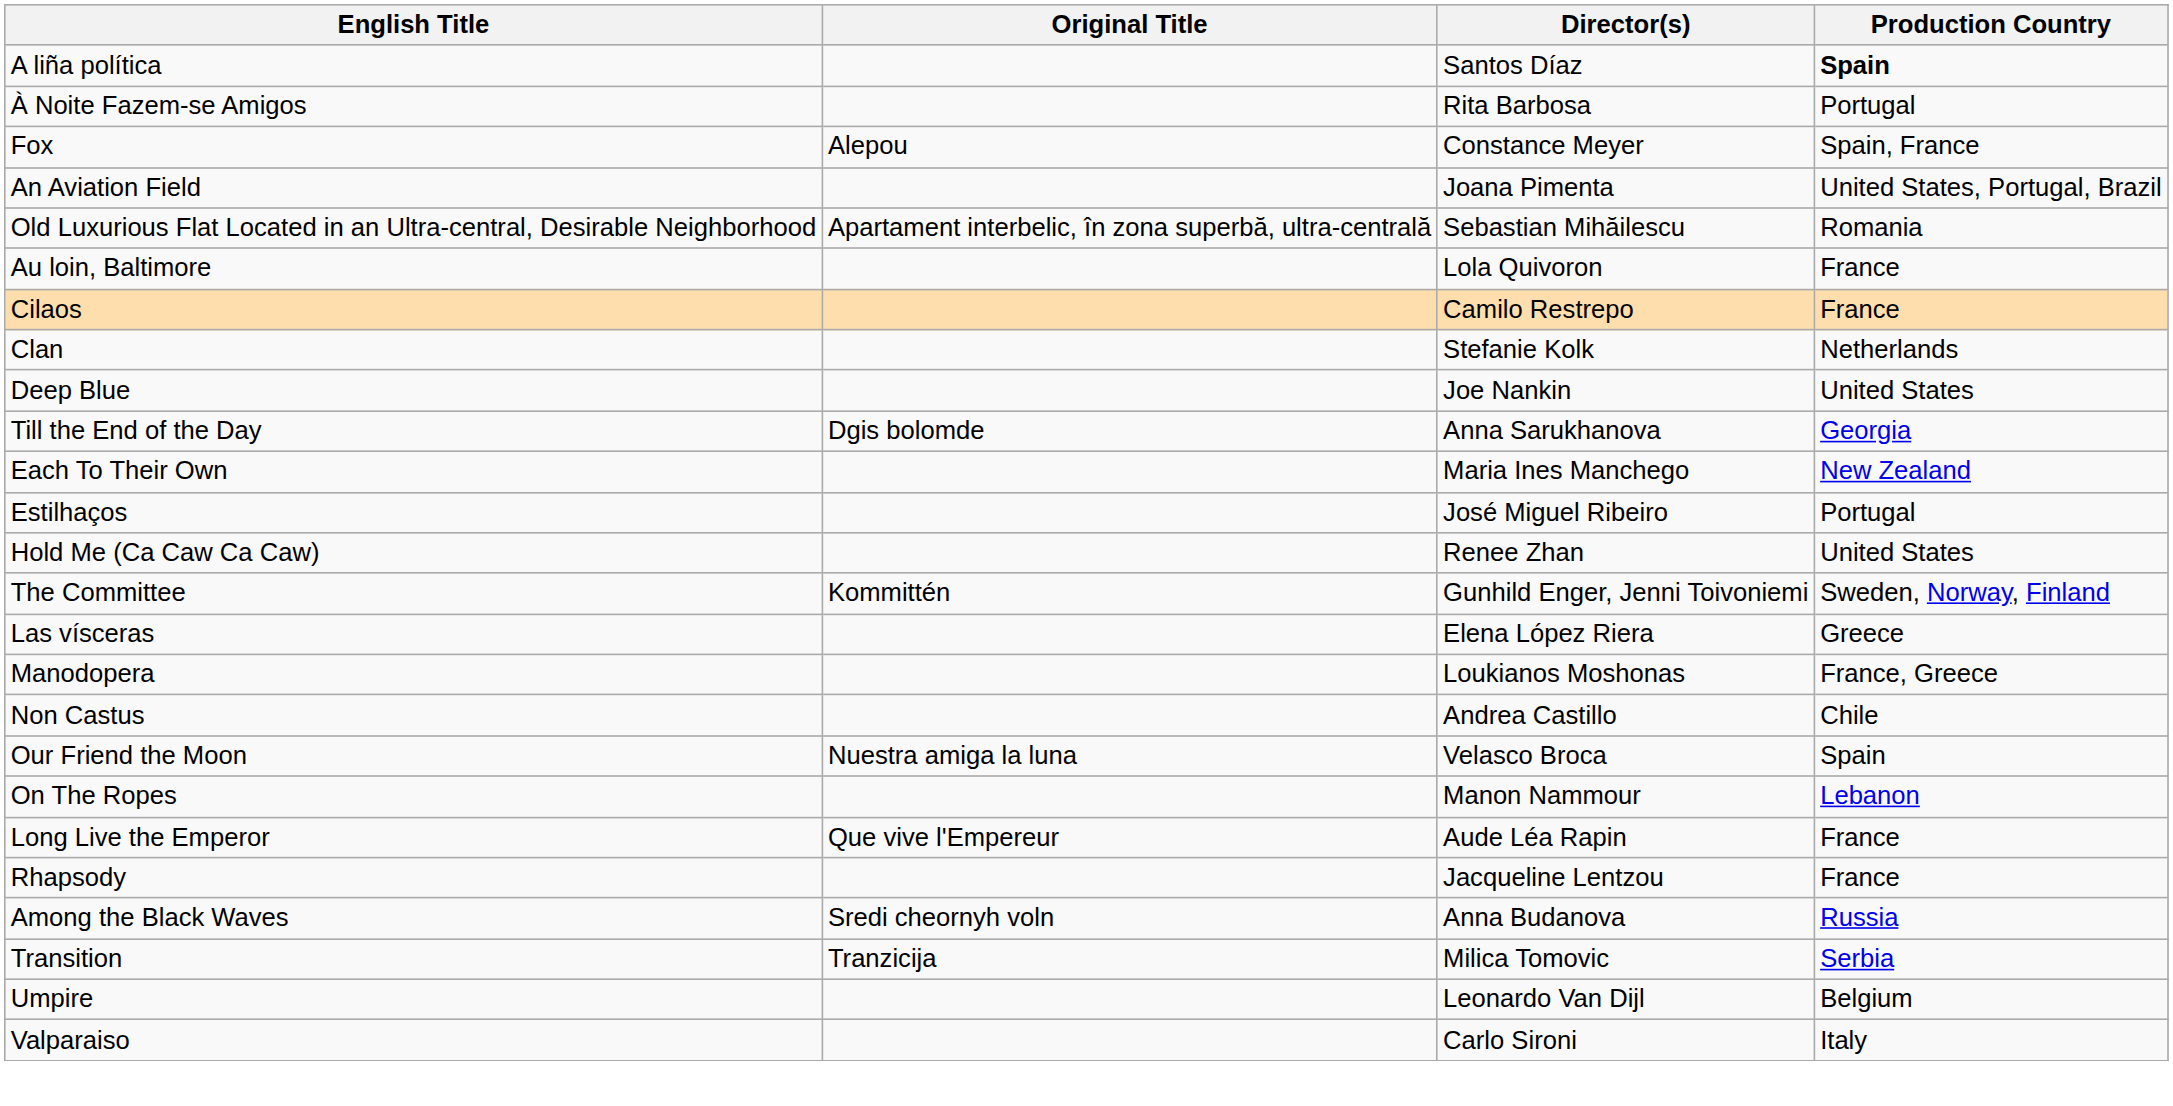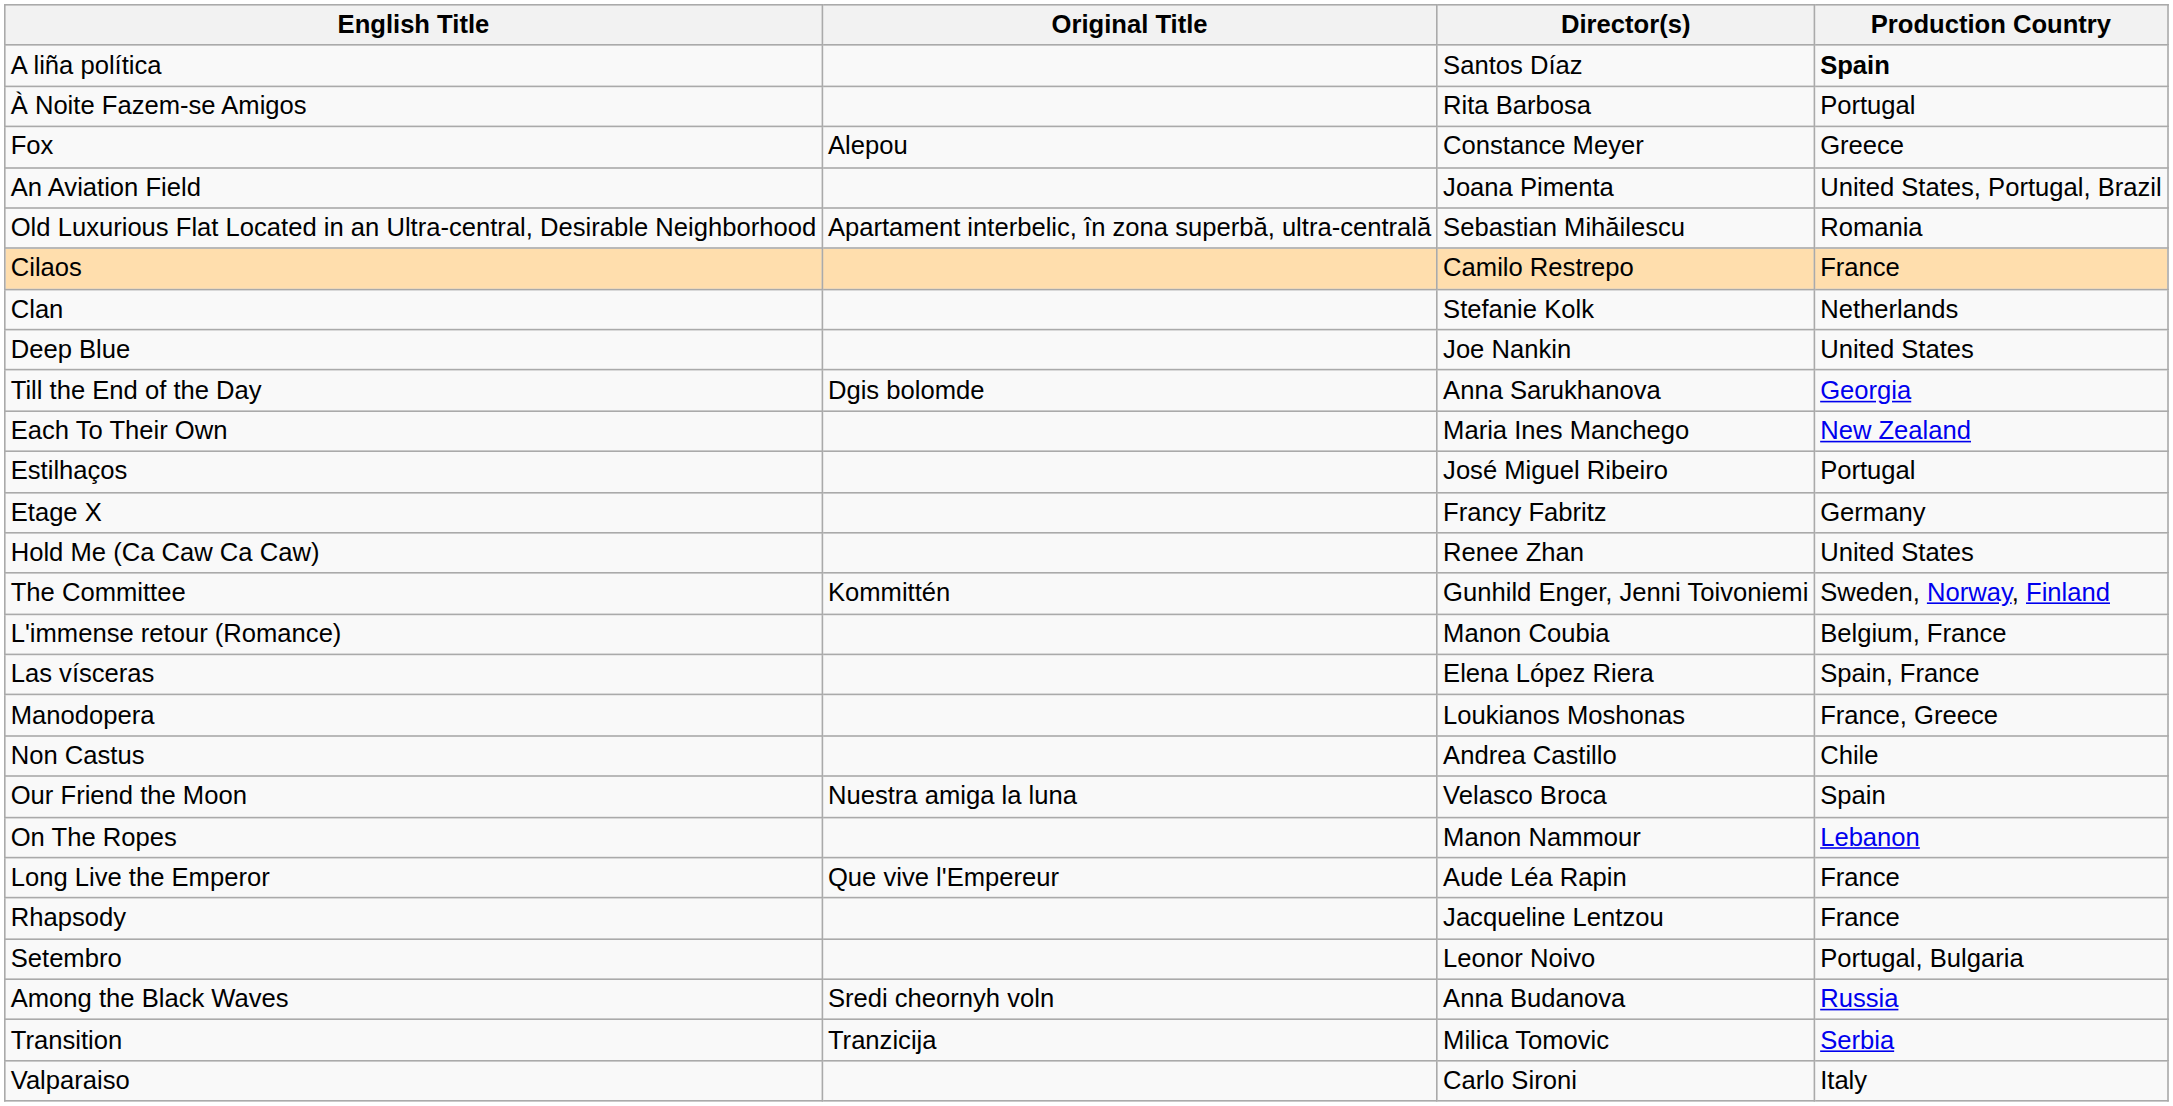(1900, 146) Spain, France -> (1862, 146) Greece
- row: (111, 268)
+ row: (56, 512)
+ row: (176, 633)
(1862, 633) Greece -> (1900, 674) Spain, France
+ row: (66, 958)
- row: (52, 999)
